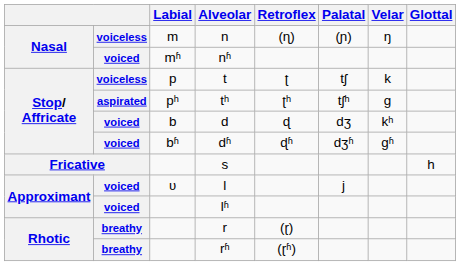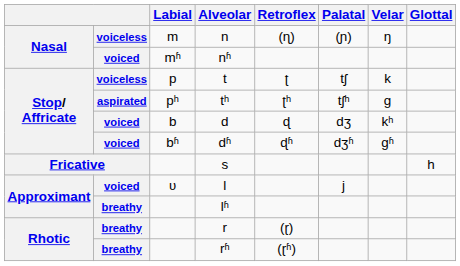(122, 206) voiced -> (122, 206) breathy
